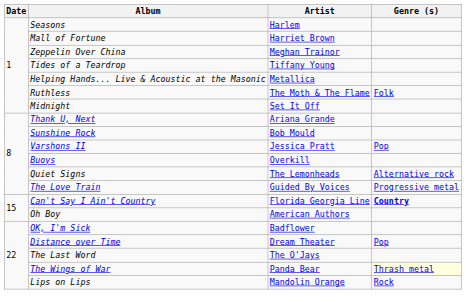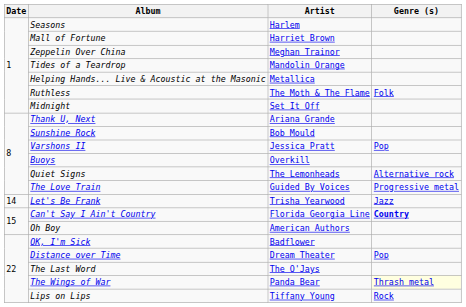(302, 65) Tiffany Young -> (307, 65) Mandolin Orange
+ row: (65, 201)
(307, 282) Mandolin Orange -> (302, 296) Tiffany Young
